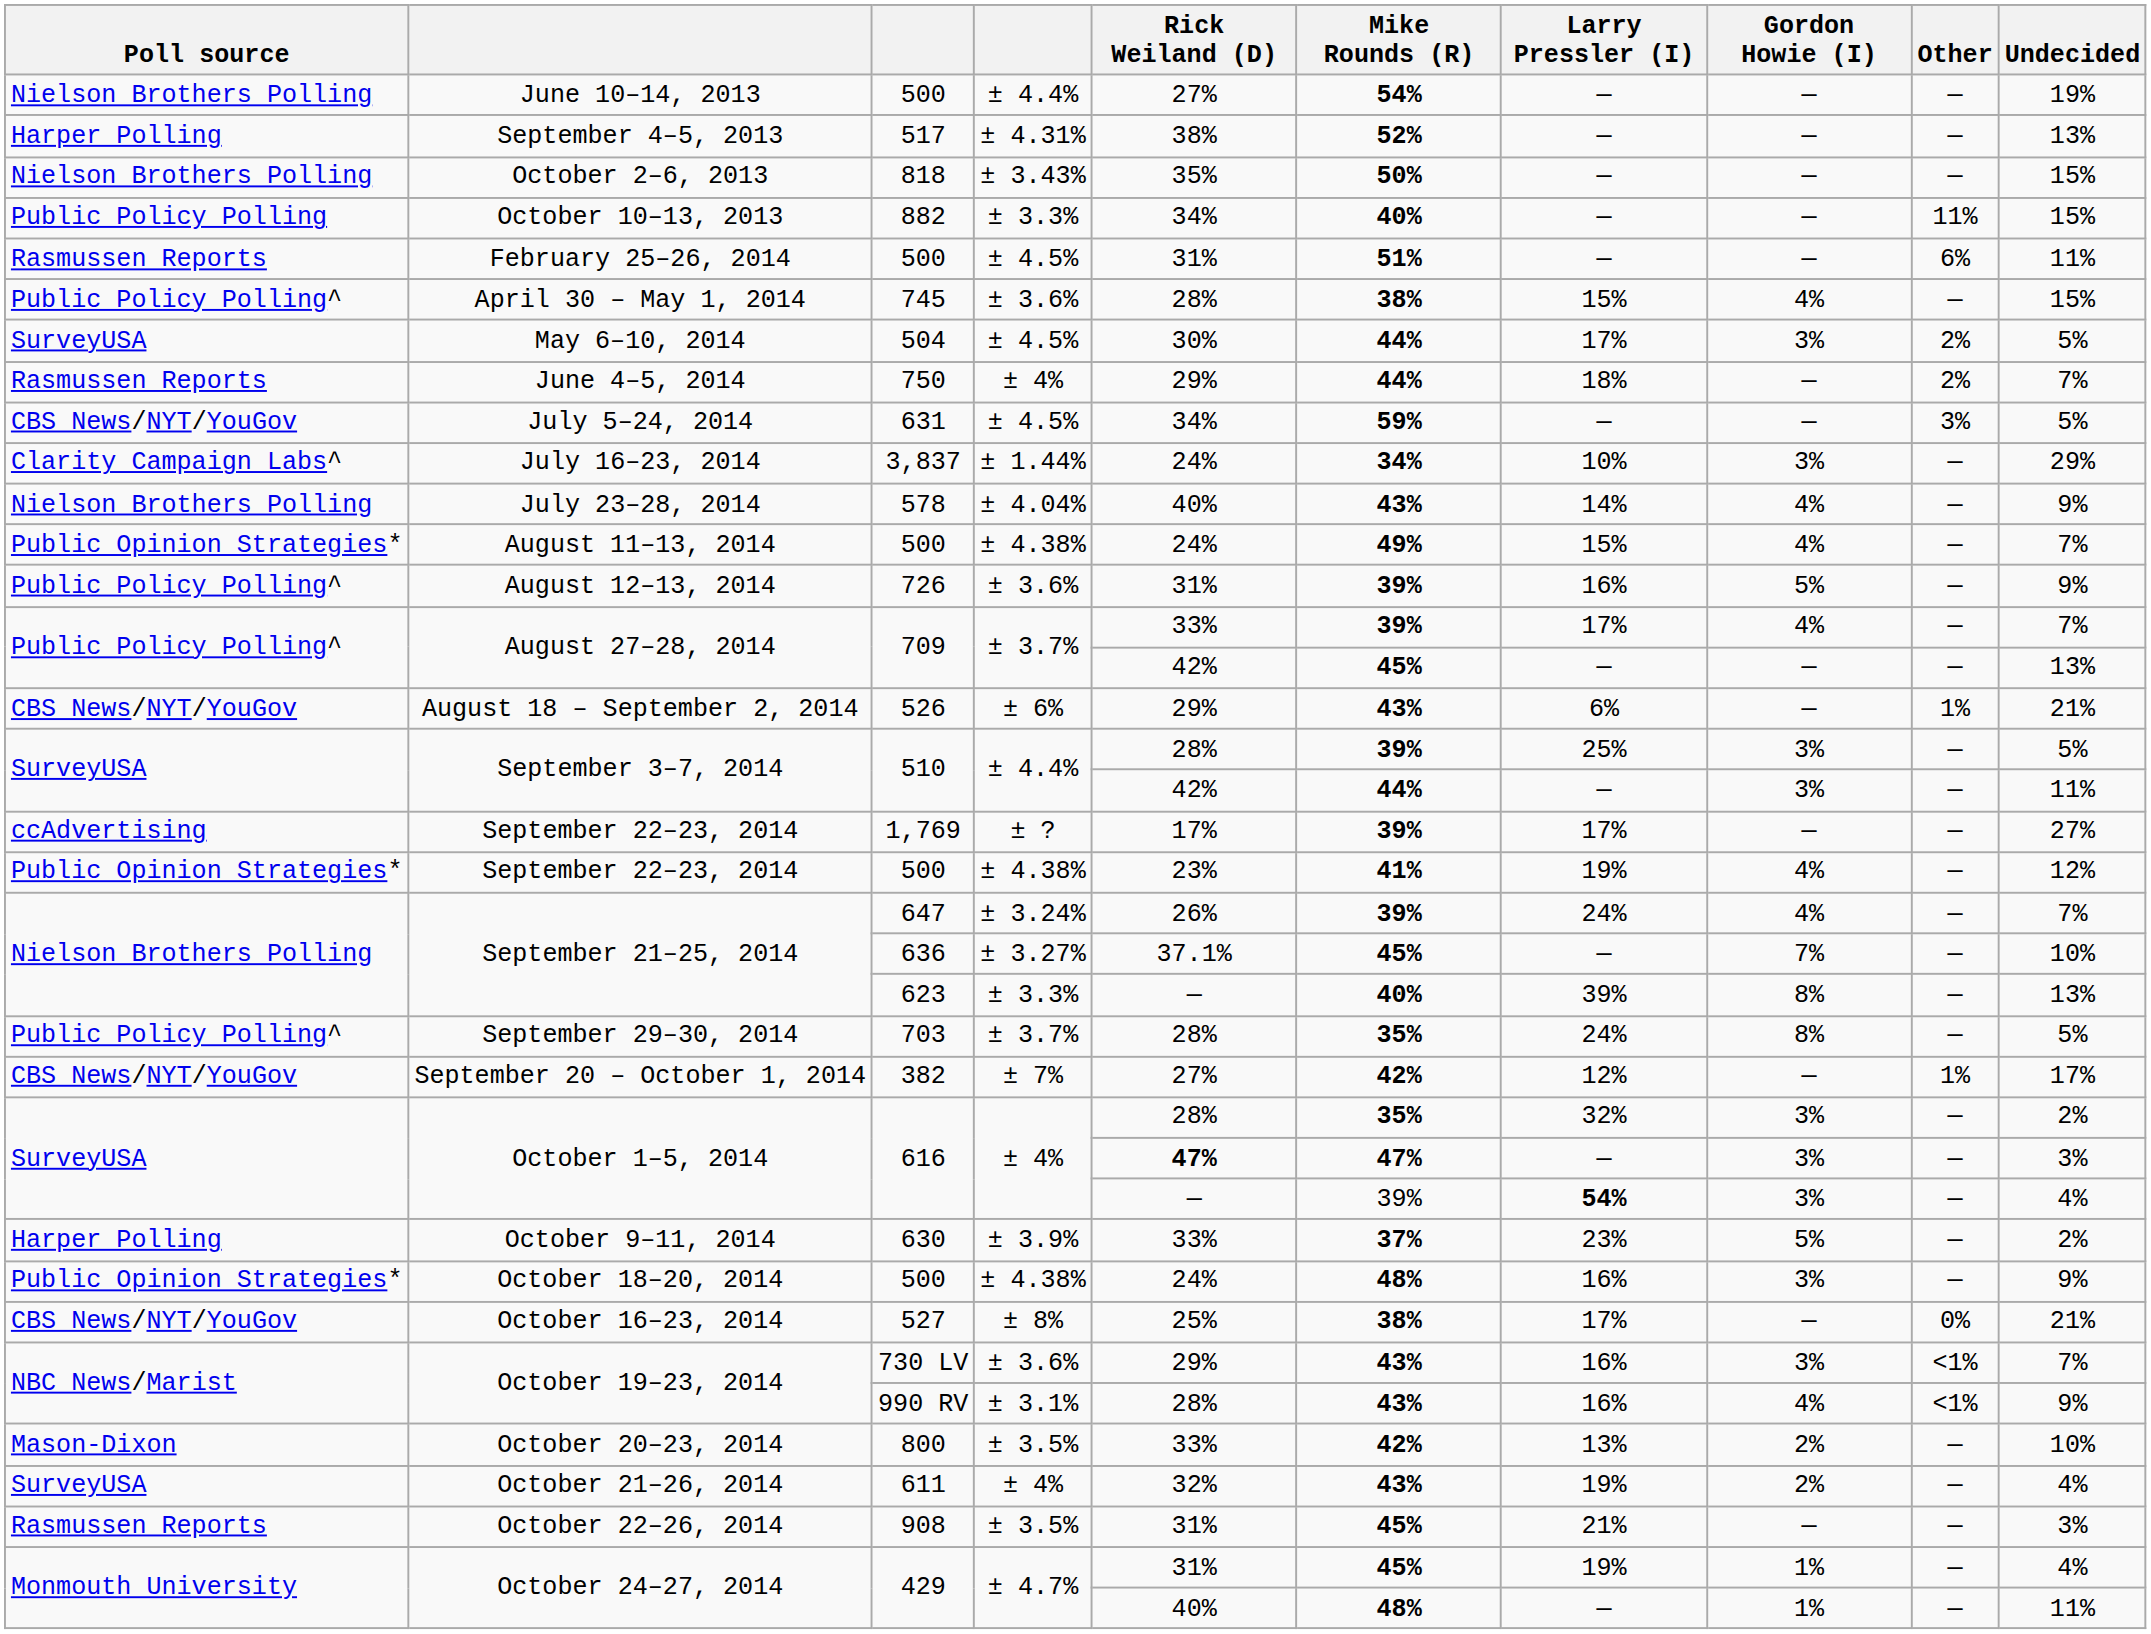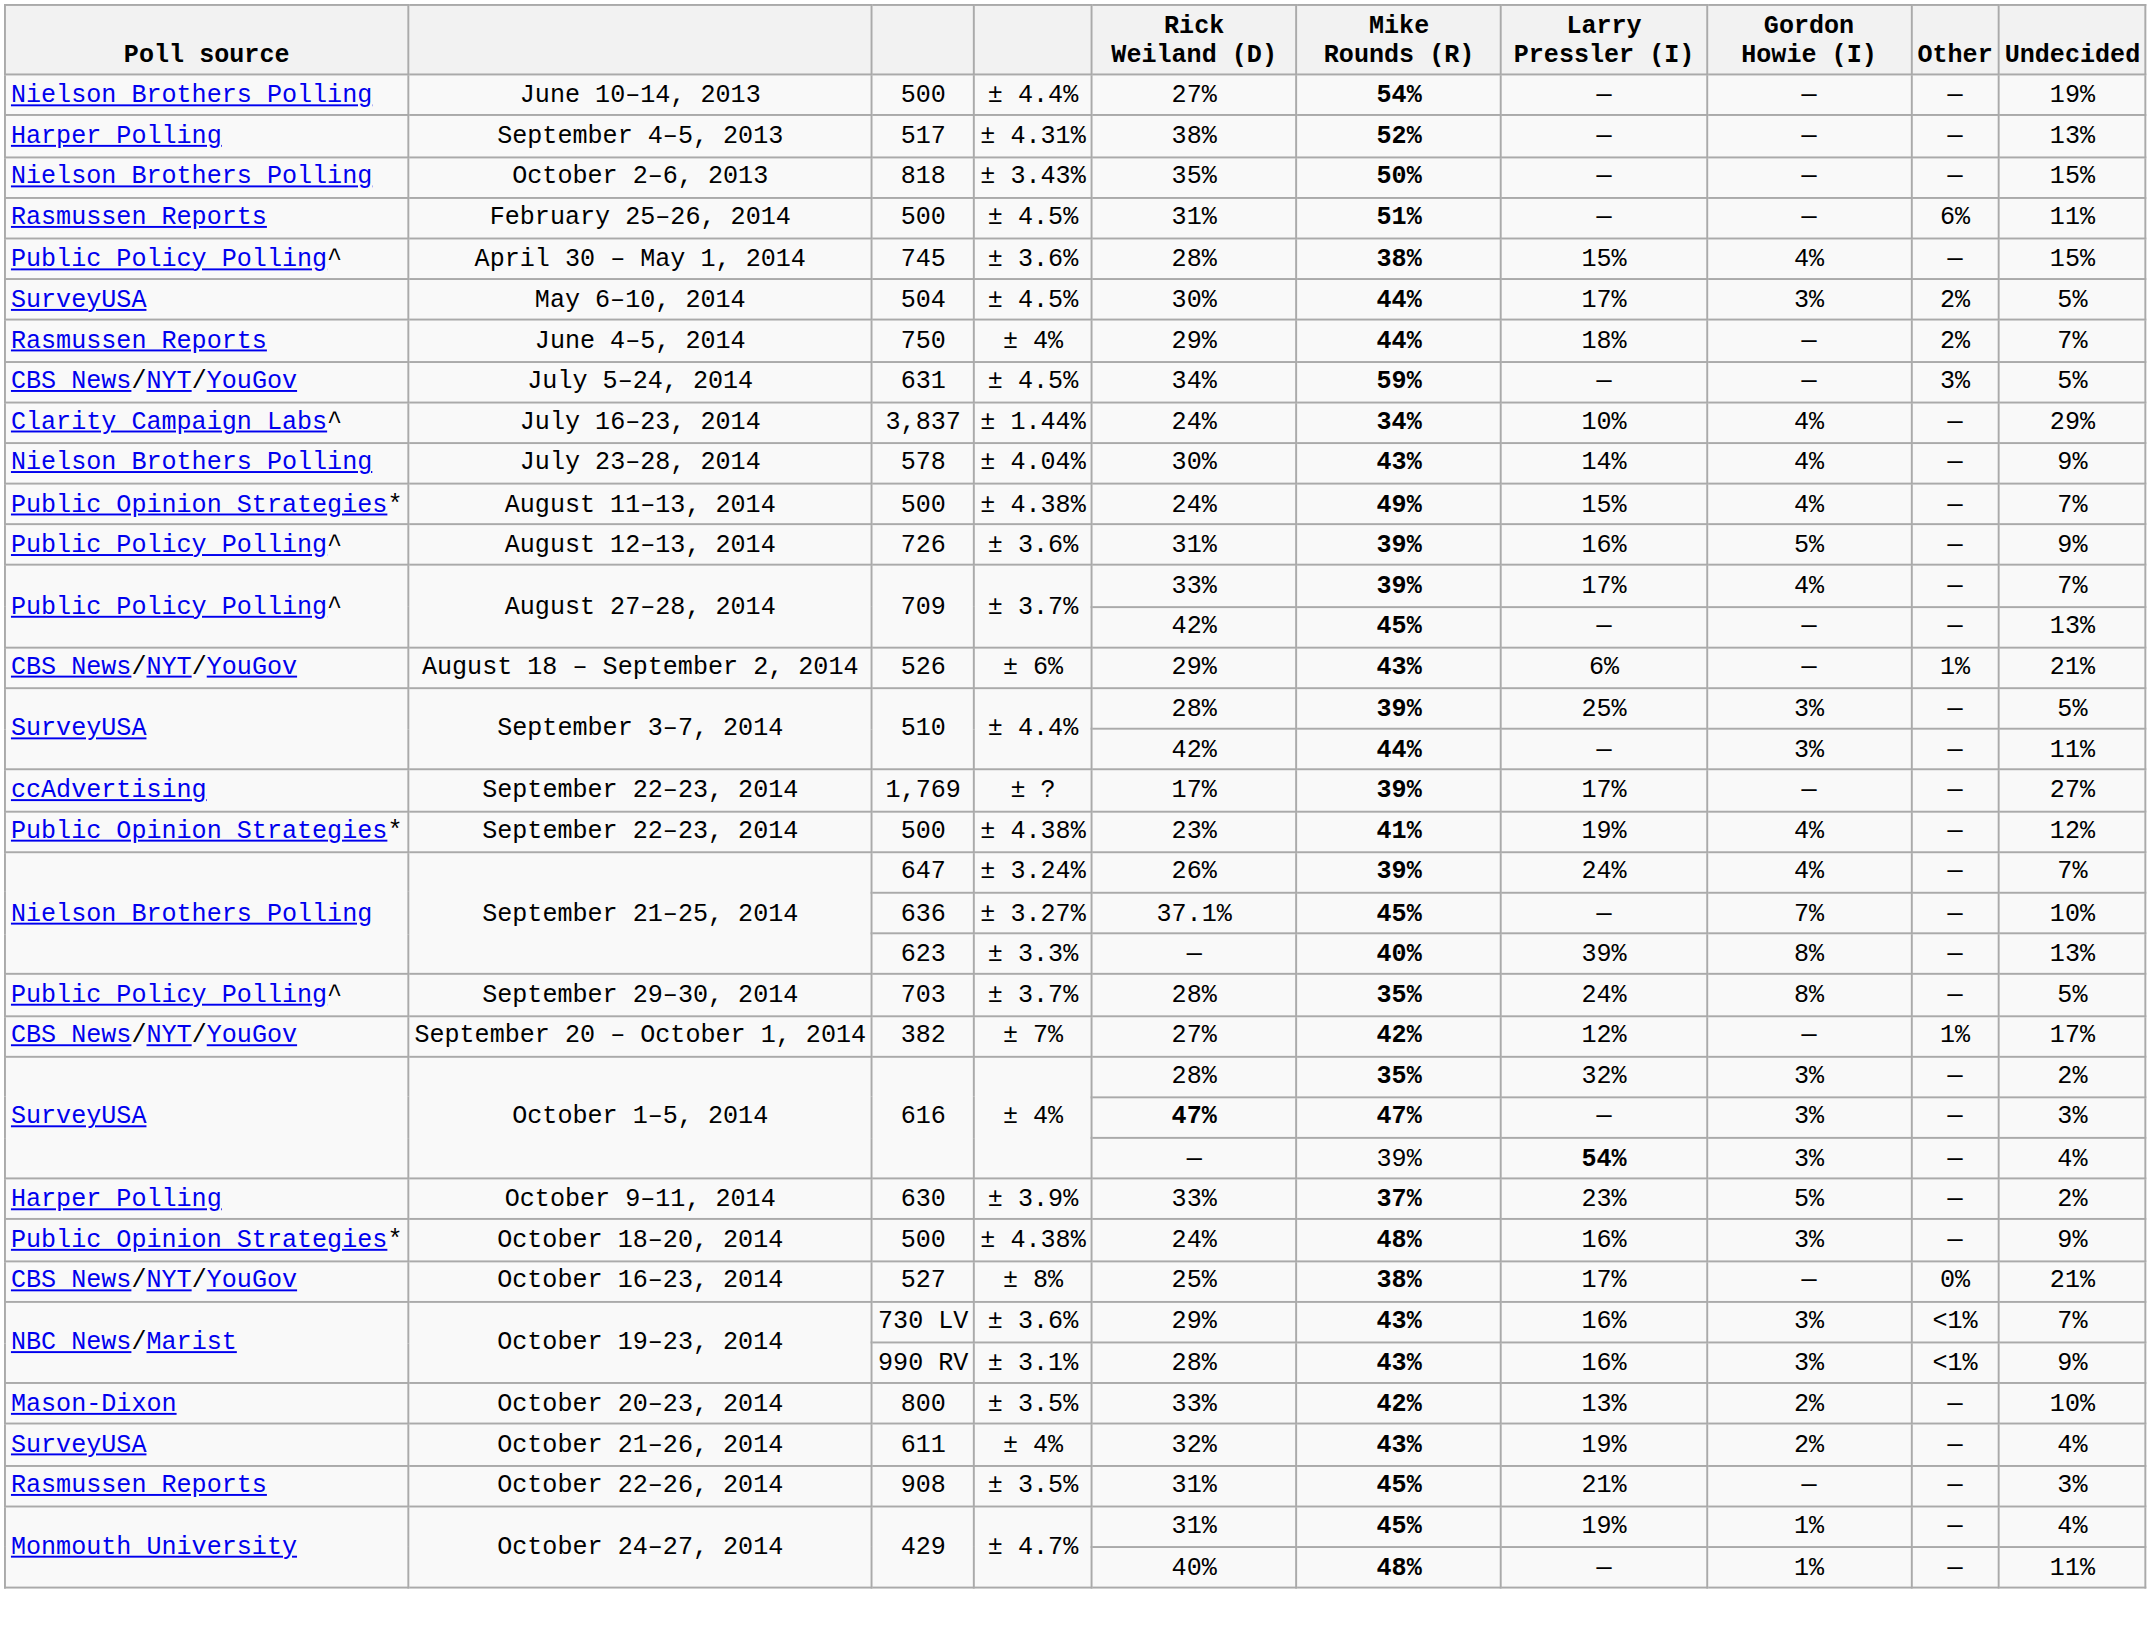- row: (640, 218)
(1809, 463) 3% -> (1809, 422) 4%
(1194, 504) 40% -> (1194, 463) 30%
(1809, 1404) 4% -> (1809, 1363) 3%
